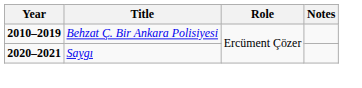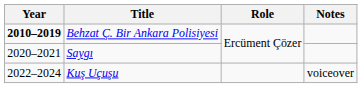(34, 53) bold -> (34, 53) normal
+ row: (92, 72)
